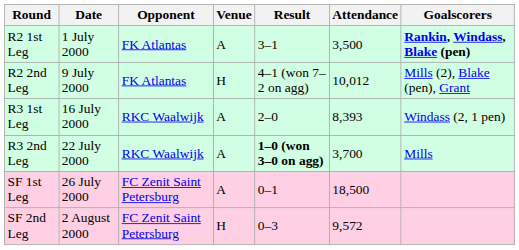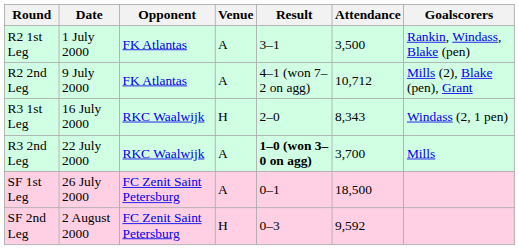(455, 44) bold -> (454, 44) normal
(221, 80) H -> (223, 80) A
(351, 80) 10,012 -> (354, 80) 10,712
(221, 116) A -> (223, 116) H
(347, 116) 8,393 -> (350, 116) 8,343
(347, 226) 9,572 -> (350, 226) 9,592
